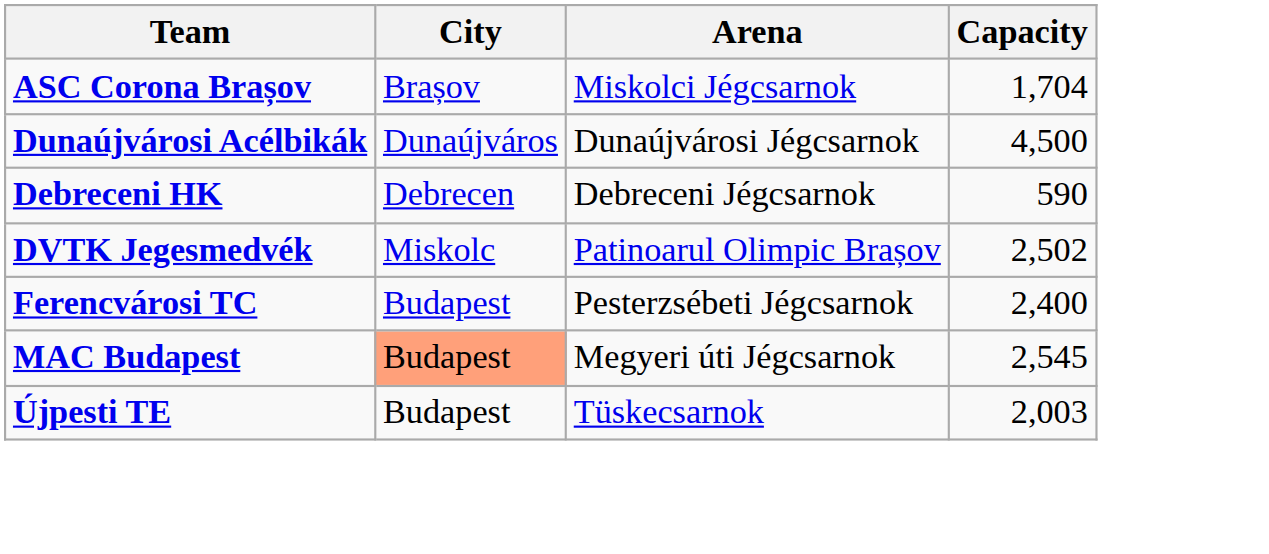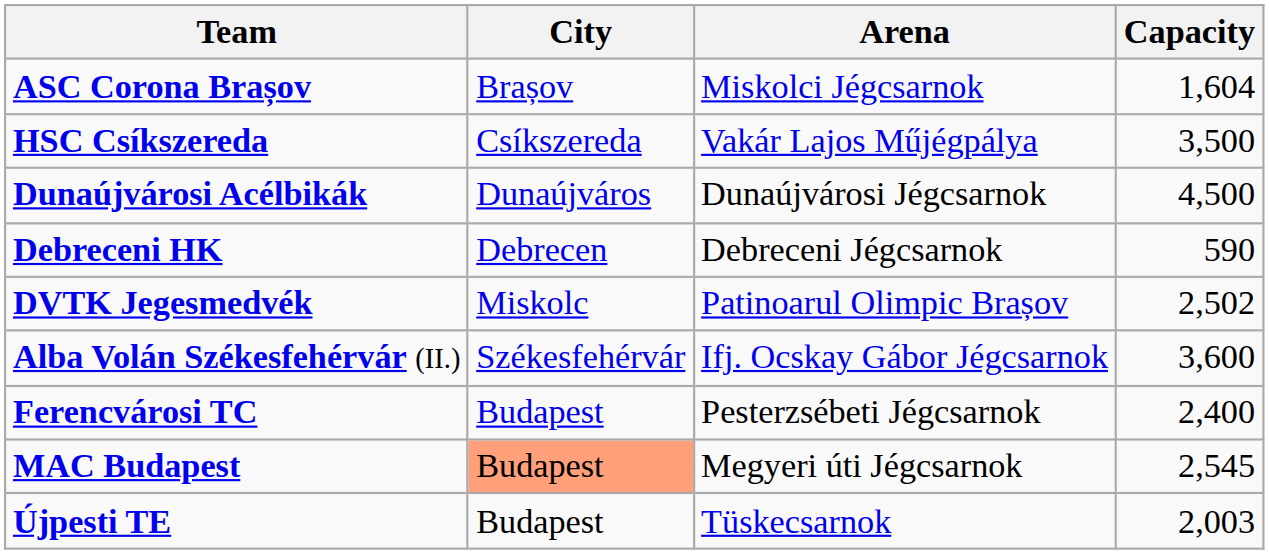(1049, 85) 1,704 -> (1217, 85) 1,604
+ row: (141, 140)
+ row: (237, 357)
